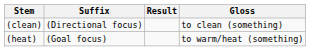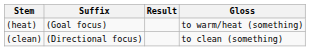rows swapped: (22, 39) <-> (24, 25)
